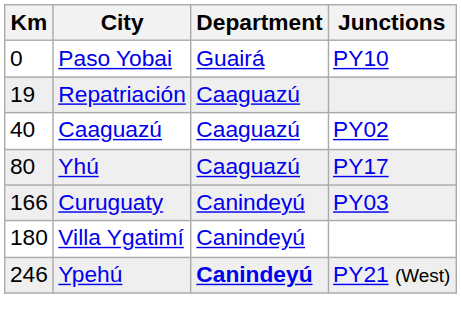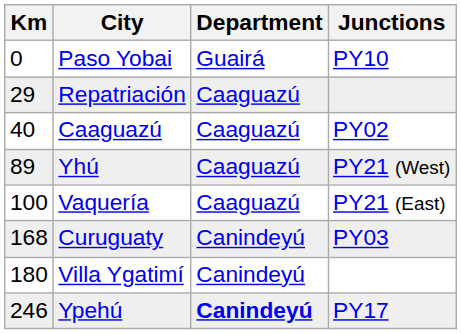(23, 94) 19 -> (23, 94) 29
(23, 166) 80 -> (23, 166) 89
(361, 166) PY17 -> (392, 166) PY21 (West)
+ row: (104, 202)
(29, 202) 166 -> (29, 238) 168
(392, 274) PY21 (West) -> (361, 310) PY17
